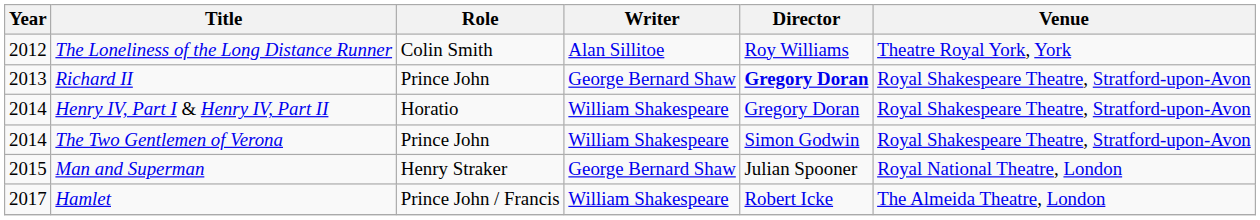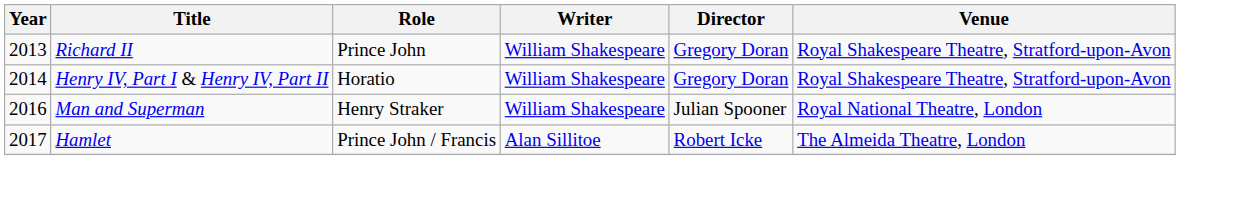- row: (224, 49)
(652, 79) George Bernard Shaw -> (585, 49) William Shakespeare
(806, 79) bold -> (731, 49) normal
- row: (169, 139)
(28, 169) 2015 -> (28, 109) 2016
(652, 169) George Bernard Shaw -> (585, 109) William Shakespeare
(648, 199) William Shakespeare -> (553, 139) Alan Sillitoe
